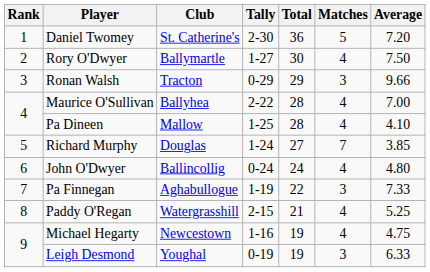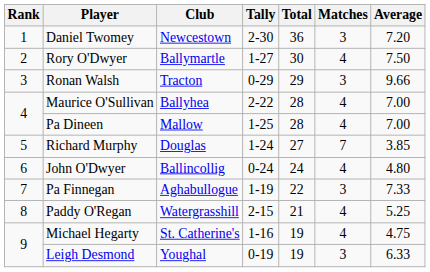(200, 37) St. Catherine's -> (196, 37) Newcestown
(343, 37) 5 -> (343, 37) 3
(398, 124) 4.10 -> (398, 124) 7.00
(196, 233) Newcestown -> (200, 233) St. Catherine's
